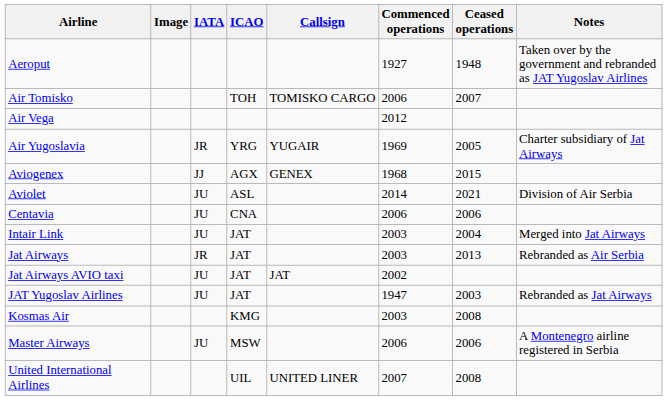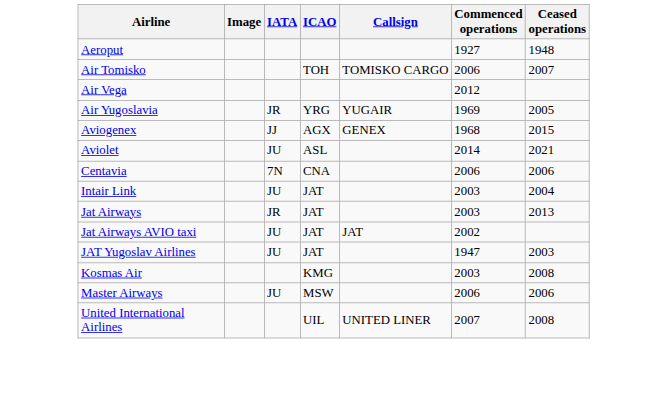- column: (589, 21)
(201, 214) JU -> (275, 171) 7N
